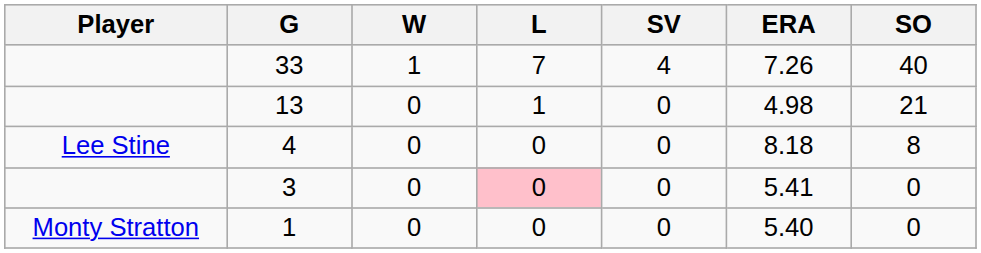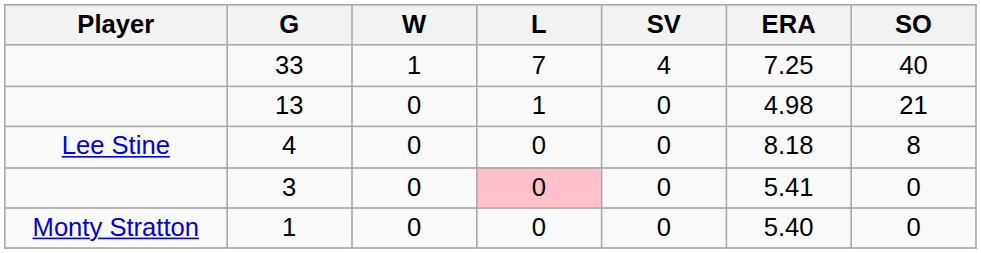(789, 65) 7.26 -> (789, 65) 7.25
